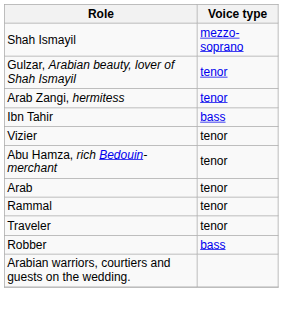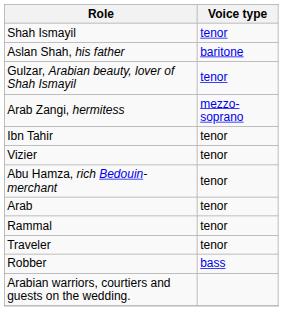(222, 39) mezzo-soprano -> (214, 33) tenor
+ row: (66, 52)
(214, 98) tenor -> (222, 110) mezzo-soprano
(213, 117) bass -> (214, 136) tenor
